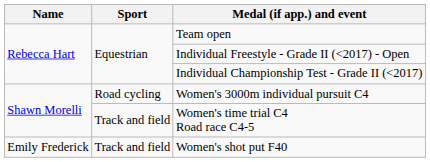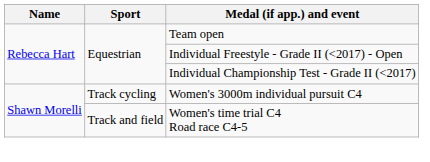(128, 93) Road cycling -> (122, 93) Track cycling
- row: (232, 147)
